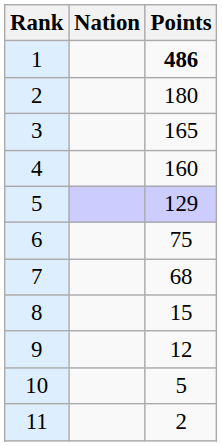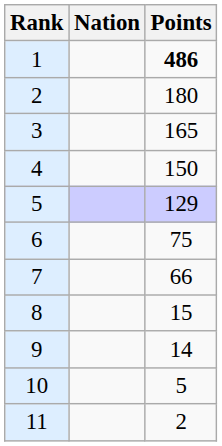(181, 167) 160 -> (181, 167) 150
(181, 276) 68 -> (181, 276) 66
(181, 349) 12 -> (181, 349) 14
